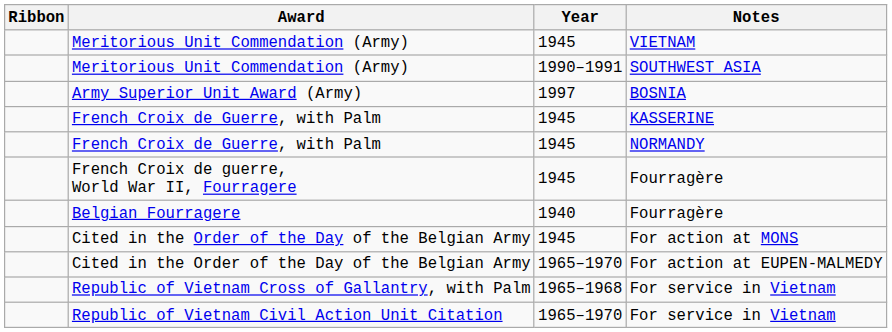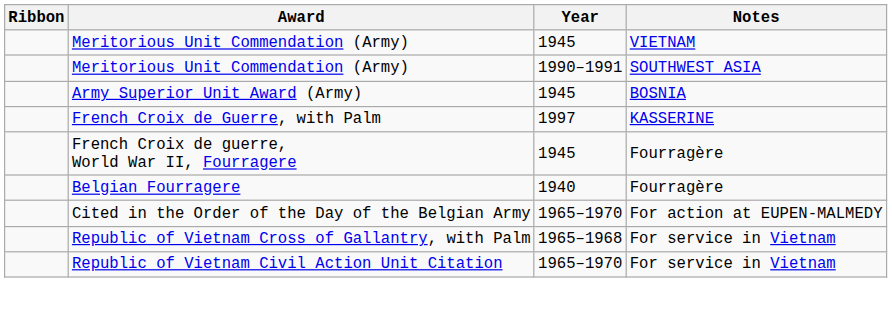(557, 94) 1997 -> (557, 94) 1945
(557, 119) 1945 -> (557, 119) 1997
- row: (226, 144)
- row: (301, 239)
